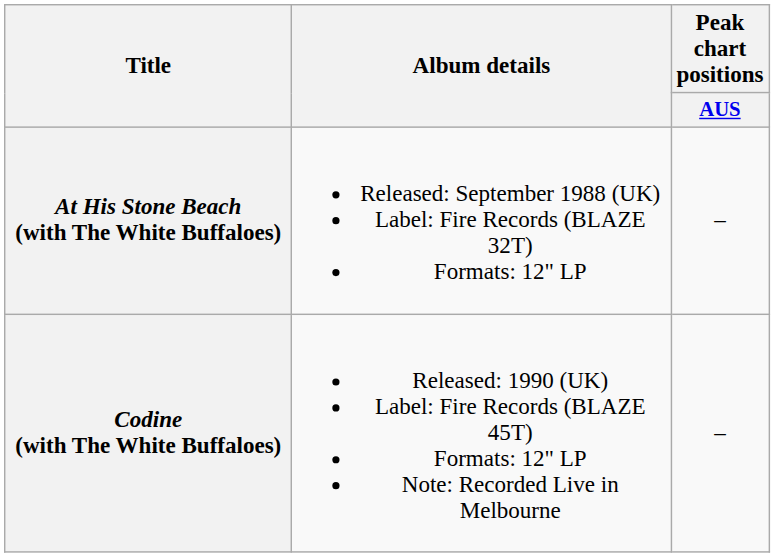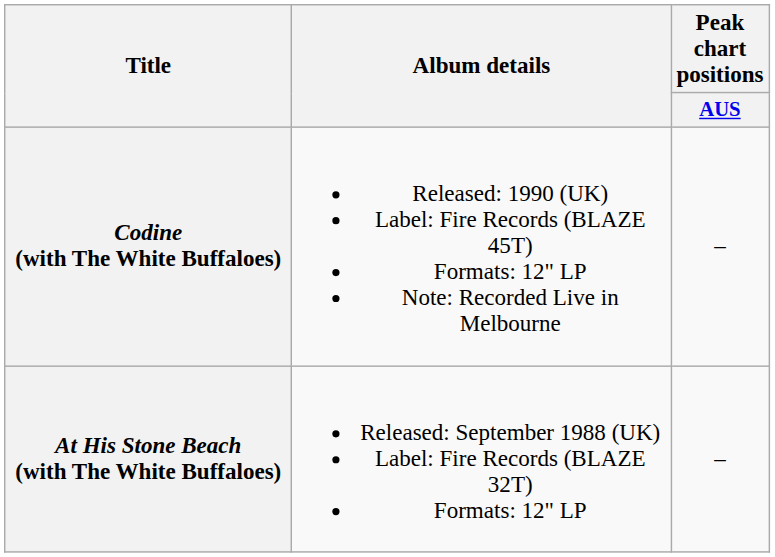rows swapped: (148, 220) <-> (148, 432)
